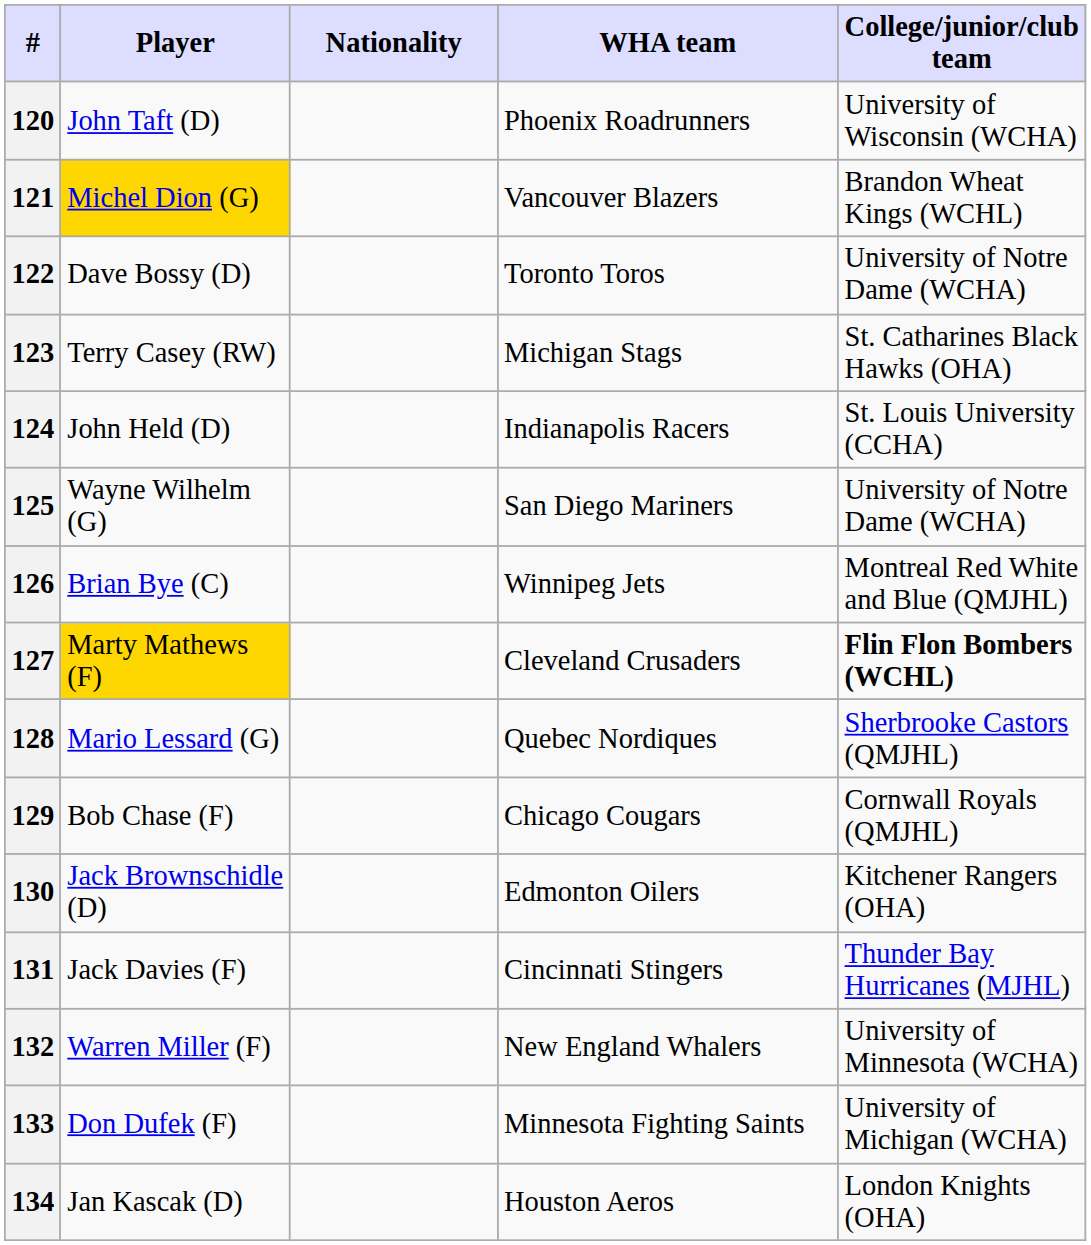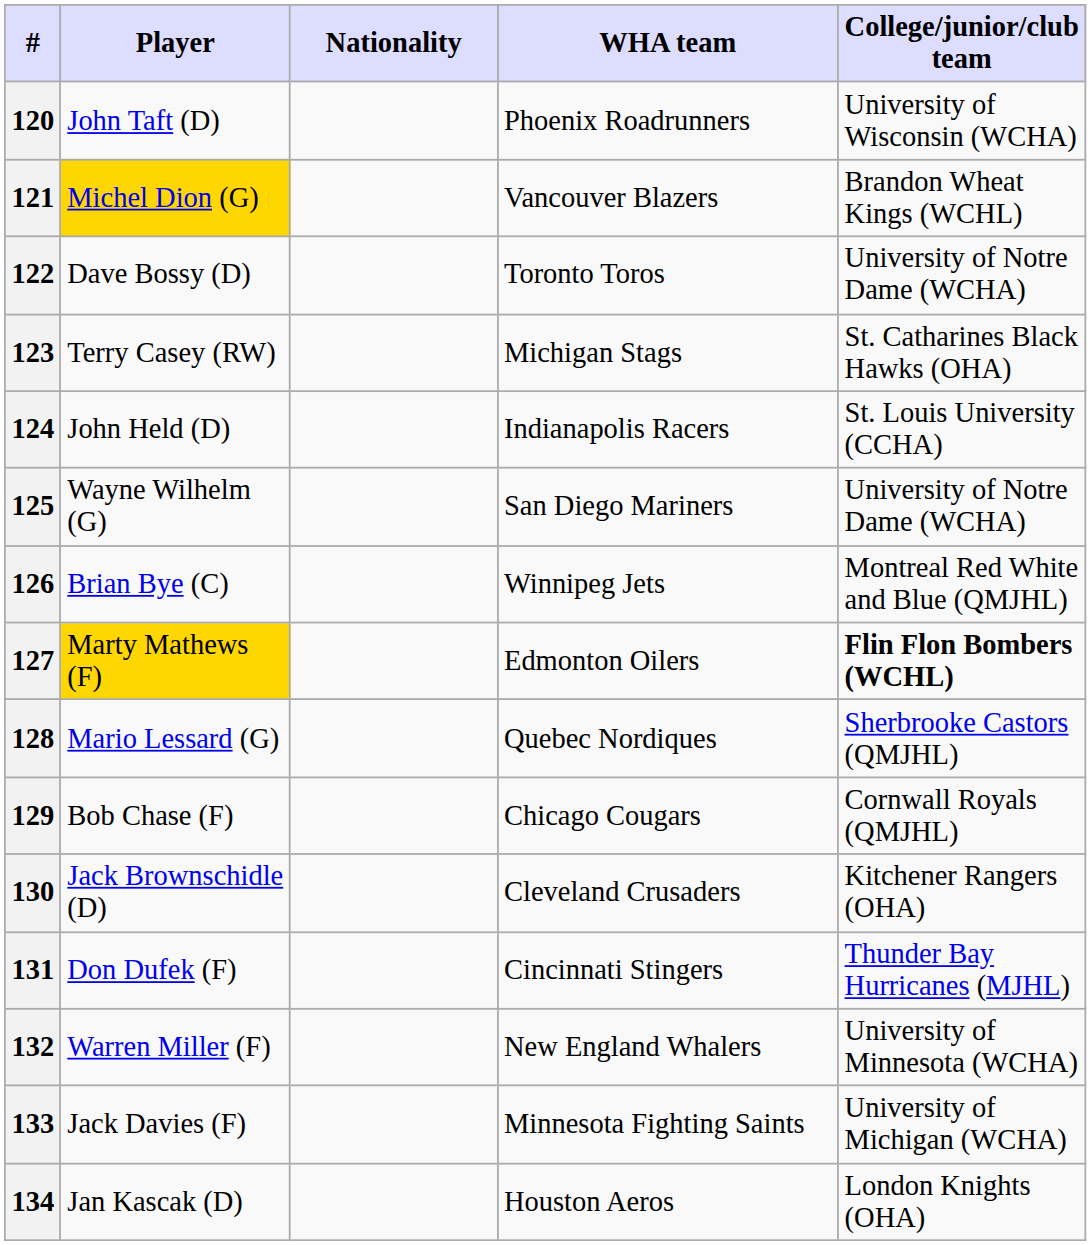(622, 660) Cleveland Crusaders -> (602, 660) Edmonton Oilers
(602, 892) Edmonton Oilers -> (622, 892) Cleveland Crusaders
(157, 969) Jack Davies (F) -> (152, 969) Don Dufek (F)
(152, 1124) Don Dufek (F) -> (157, 1124) Jack Davies (F)
